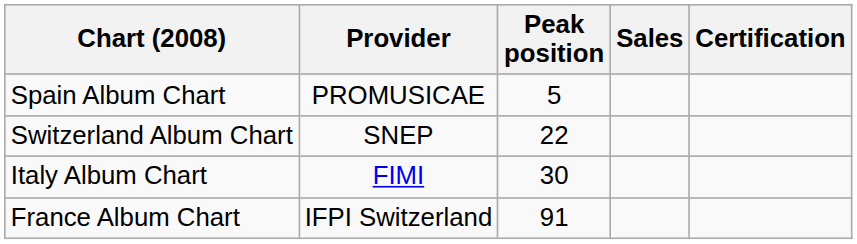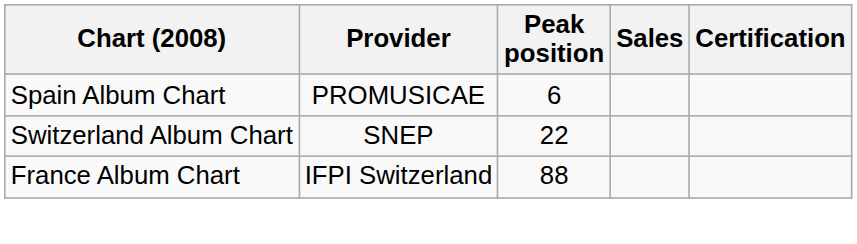(554, 94) 5 -> (554, 94) 6
- row: (109, 176)
(554, 217) 91 -> (554, 176) 88
